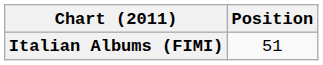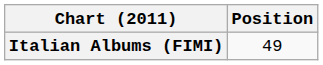(272, 46) 51 -> (272, 46) 49
